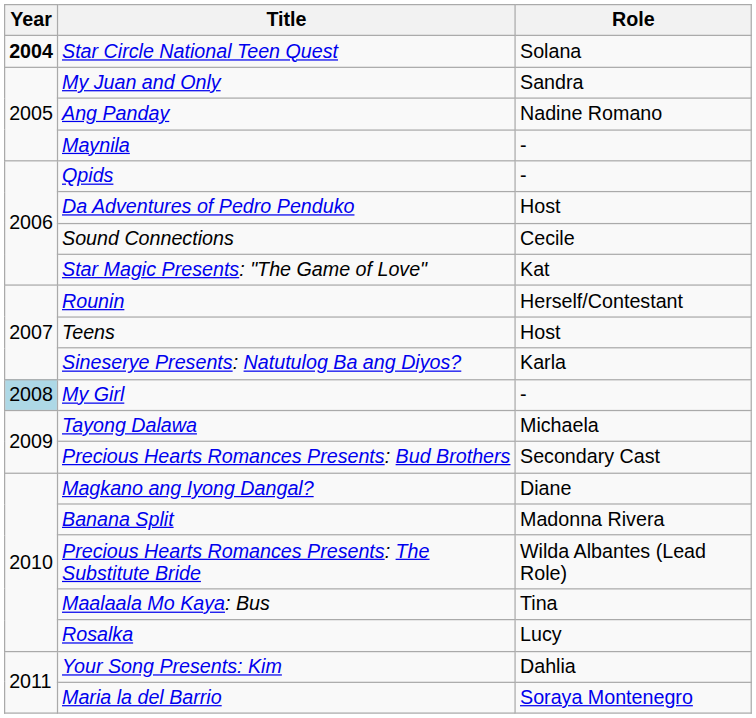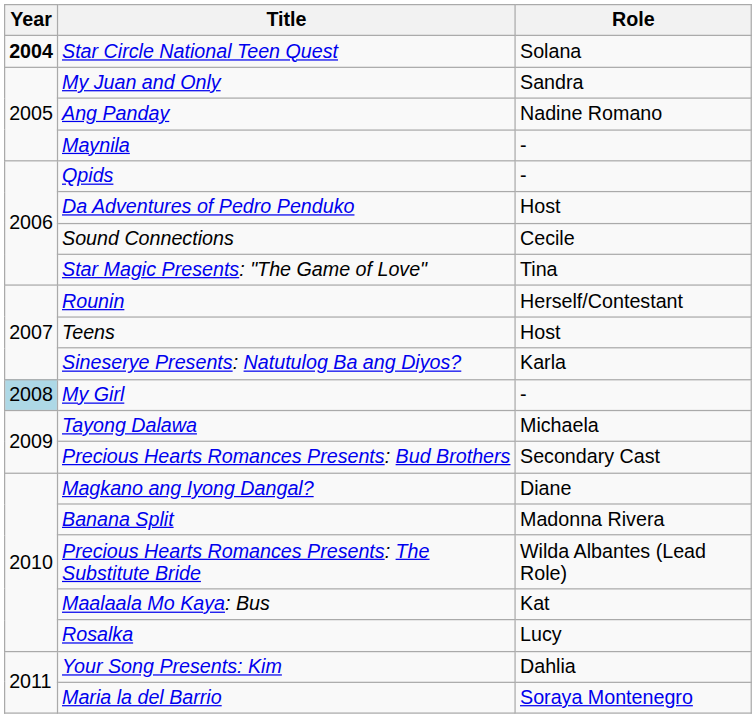(535, 269) Kat -> (539, 269) Tina
(539, 604) Tina -> (535, 604) Kat
